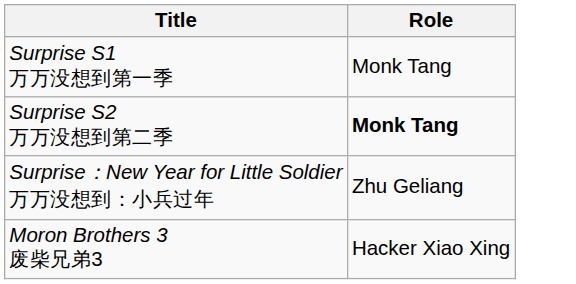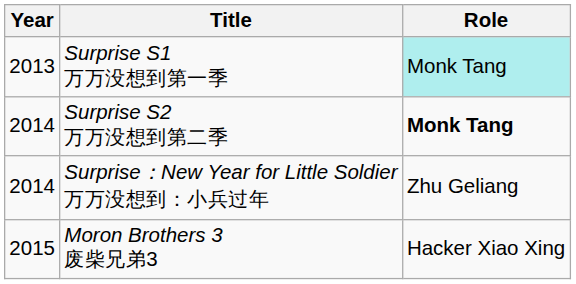+ column: (32, 20)
(402, 66) no background -> (457, 66) paleturquoise background
